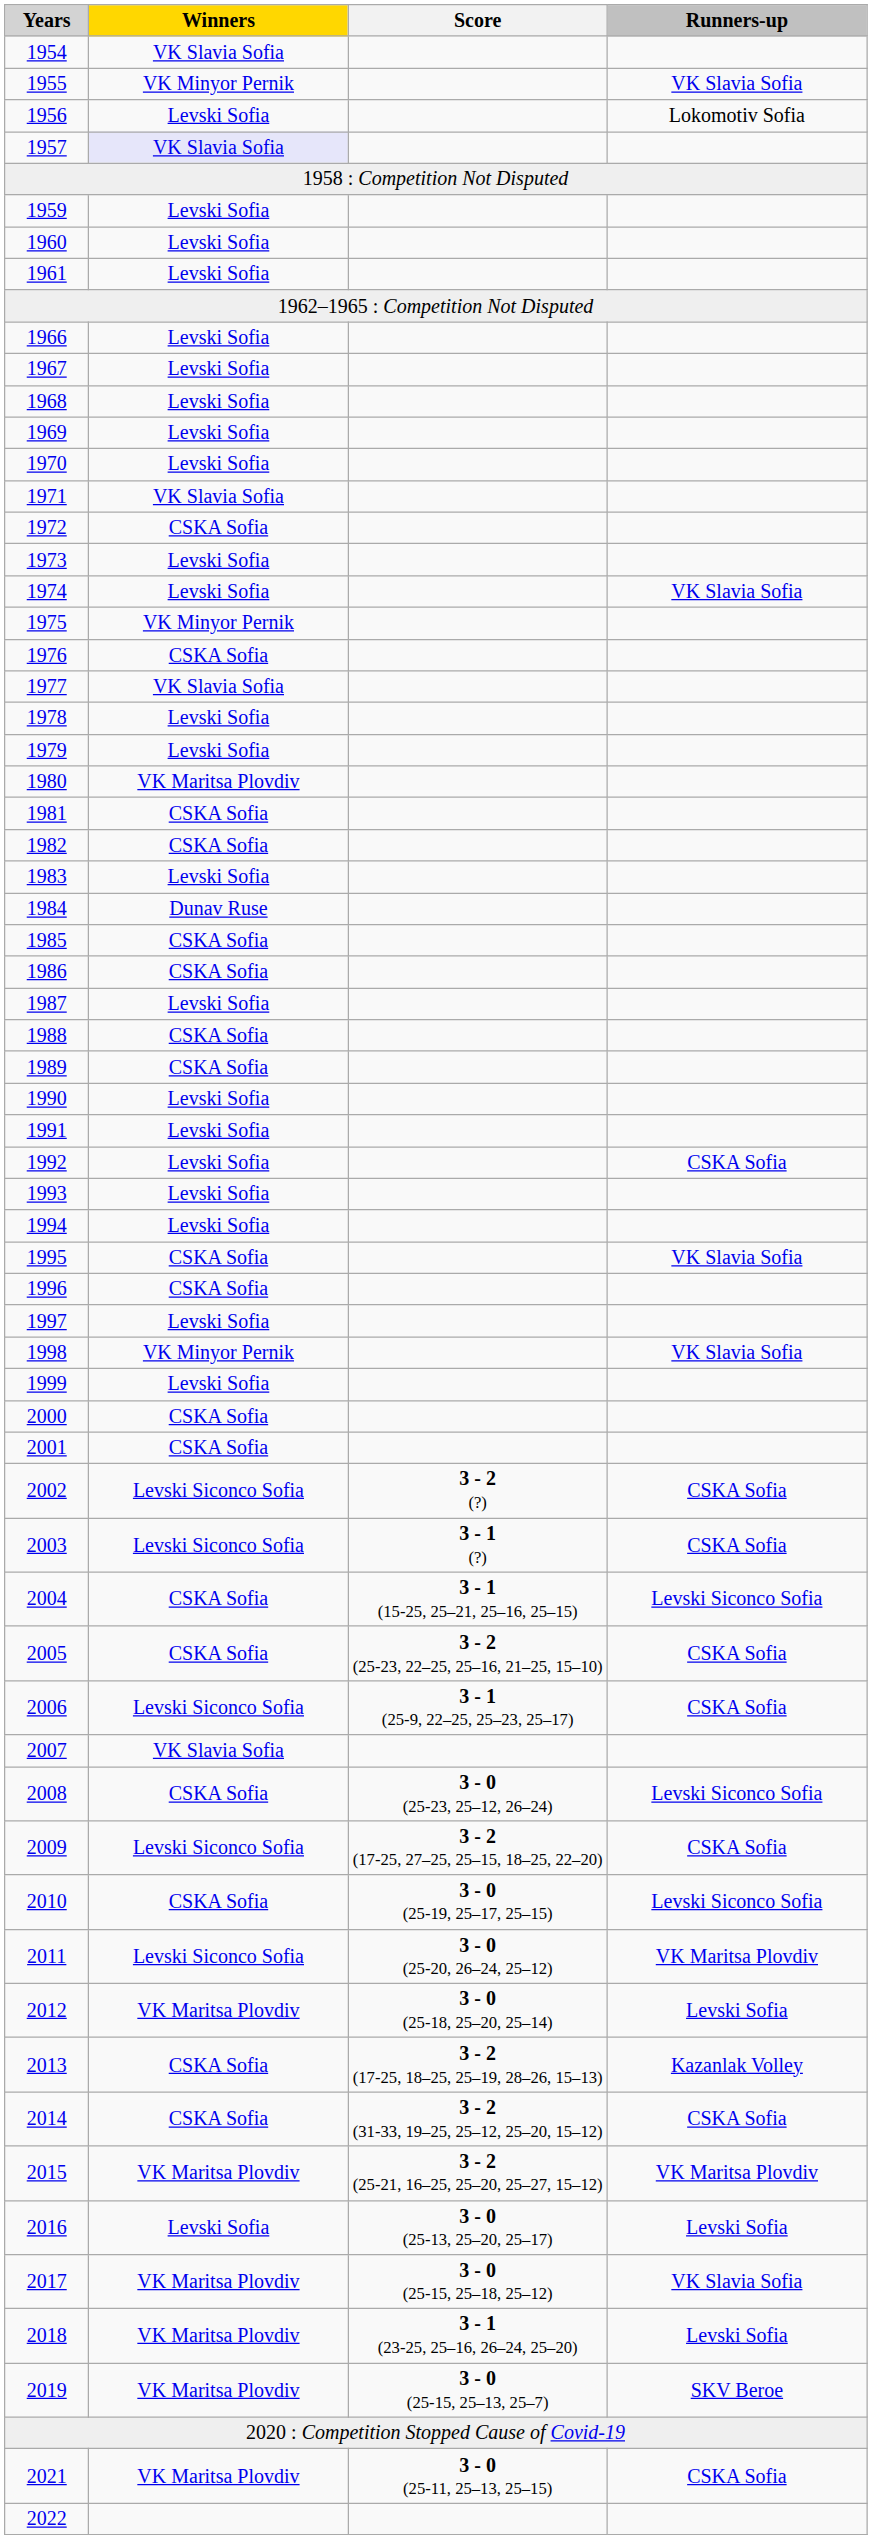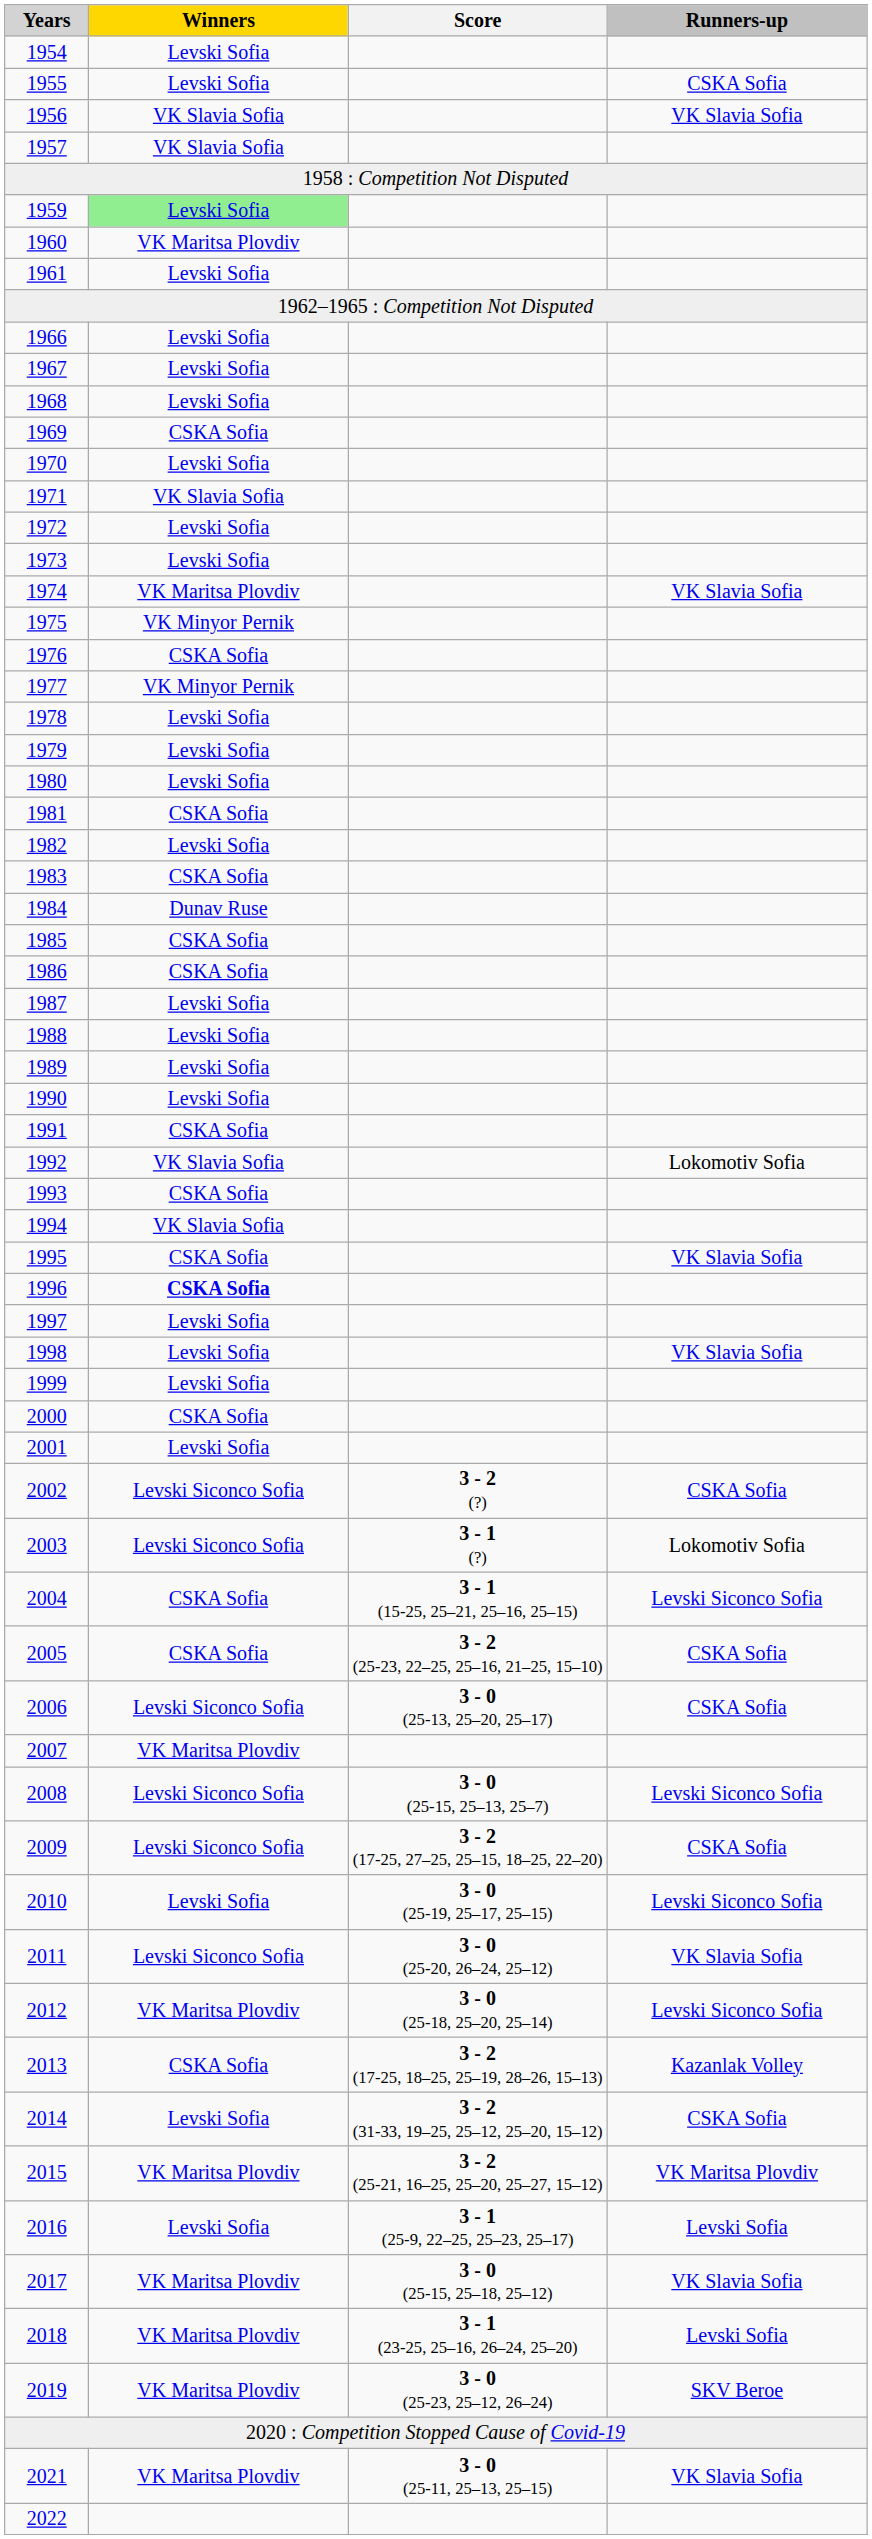(218, 52) VK Slavia Sofia -> (218, 52) Levski Sofia
(218, 83) VK Minyor Pernik -> (218, 83) Levski Sofia
(737, 83) VK Slavia Sofia -> (737, 83) CSKA Sofia
(218, 115) Levski Sofia -> (218, 115) VK Slavia Sofia
(737, 115) Lokomotiv Sofia -> (737, 115) VK Slavia Sofia
(218, 147) lavender background -> (218, 147) no background
(218, 210) no background -> (218, 210) lightgreen background
(218, 242) Levski Sofia -> (218, 242) VK Maritsa Plovdiv
(218, 432) Levski Sofia -> (218, 432) CSKA Sofia
(218, 527) CSKA Sofia -> (218, 527) Levski Sofia
(218, 591) Levski Sofia -> (218, 591) VK Maritsa Plovdiv
(218, 686) VK Slavia Sofia -> (218, 686) VK Minyor Pernik
(218, 781) VK Maritsa Plovdiv -> (218, 781) Levski Sofia
(218, 845) CSKA Sofia -> (218, 845) Levski Sofia
(218, 876) Levski Sofia -> (218, 876) CSKA Sofia
(218, 1035) CSKA Sofia -> (218, 1035) Levski Sofia
(218, 1067) CSKA Sofia -> (218, 1067) Levski Sofia
(218, 1130) Levski Sofia -> (218, 1130) CSKA Sofia
(218, 1162) Levski Sofia -> (218, 1162) VK Slavia Sofia
(737, 1162) CSKA Sofia -> (737, 1162) Lokomotiv Sofia
(218, 1193) Levski Sofia -> (218, 1193) CSKA Sofia
(218, 1225) Levski Sofia -> (218, 1225) VK Slavia Sofia
(218, 1289) normal -> (218, 1289) bold
(218, 1352) VK Minyor Pernik -> (218, 1352) Levski Sofia
(218, 1447) CSKA Sofia -> (218, 1447) Levski Sofia
(737, 1544) CSKA Sofia -> (737, 1544) Lokomotiv Sofia
(478, 1707) 3 - 1 (25-9, 22–25, 25–23, 25–17) -> (478, 1707) 3 - 0 (25-13, 25–20, 25–17)
(218, 1750) VK Slavia Sofia -> (218, 1750) VK Maritsa Plovdiv
(218, 1793) CSKA Sofia -> (218, 1793) Levski Siconco Sofia
(478, 1793) 3 - 0 (25-23, 25–12, 26–24) -> (478, 1793) 3 - 0 (25-15, 25–13, 25–7)
(218, 1901) CSKA Sofia -> (218, 1901) Levski Sofia
(737, 1956) VK Maritsa Plovdiv -> (737, 1956) VK Slavia Sofia
(737, 2010) Levski Sofia -> (737, 2010) Levski Siconco Sofia
(218, 2118) CSKA Sofia -> (218, 2118) Levski Sofia
(478, 2227) 3 - 0 (25-13, 25–20, 25–17) -> (478, 2227) 3 - 1 (25-9, 22–25, 25–23, 25–17)
(478, 2389) 3 - 0 (25-15, 25–13, 25–7) -> (478, 2389) 3 - 0 (25-23, 25–12, 26–24)
(737, 2475) CSKA Sofia -> (737, 2475) VK Slavia Sofia
